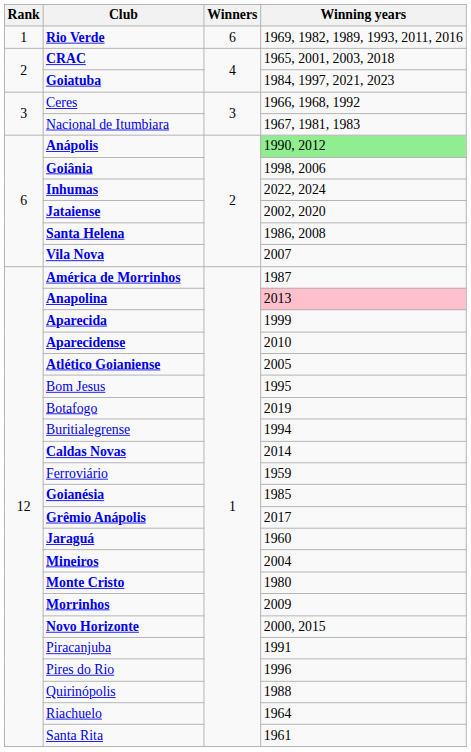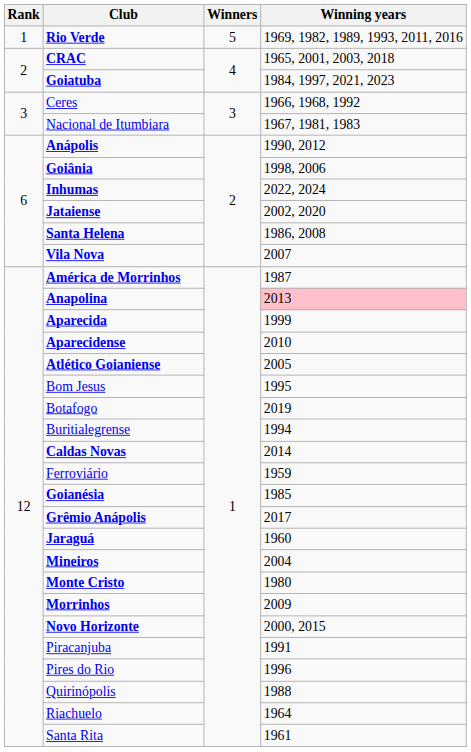(232, 37) 6 -> (232, 37) 5
(295, 146) lightgreen background -> (295, 146) no background
